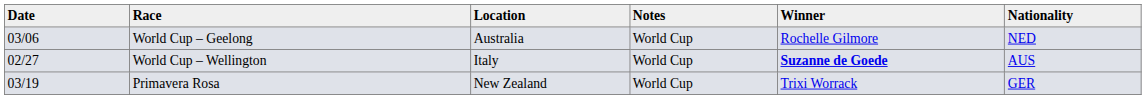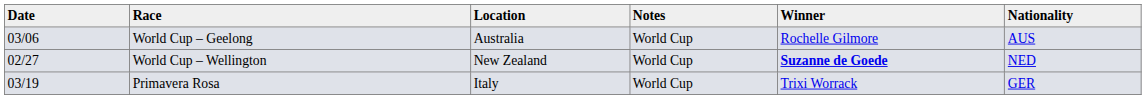(1022, 38) NED -> (1022, 38) AUS
(486, 60) Italy -> (510, 60) New Zealand
(1022, 60) AUS -> (1022, 60) NED
(510, 83) New Zealand -> (486, 83) Italy
